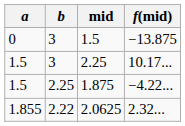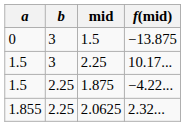(61, 109) 2.22 -> (61, 109) 2.25
